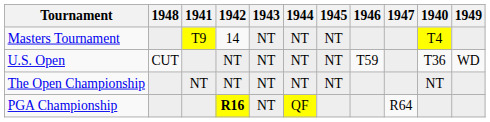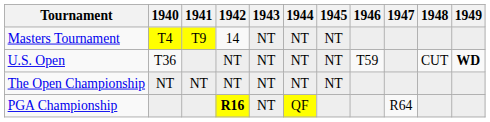columns swapped: (435, 15) <-> (165, 15)
(468, 61) normal -> (468, 61) bold
